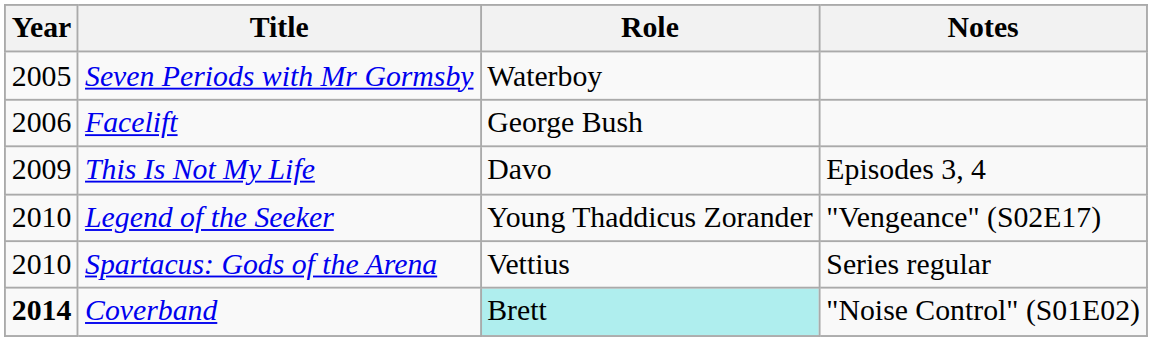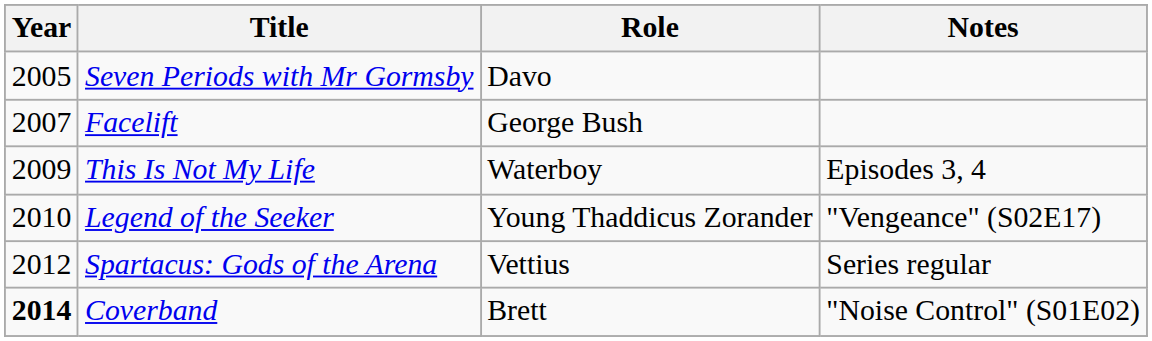(545, 75) Waterboy -> (519, 75) Davo
(42, 122) 2006 -> (42, 122) 2007
(519, 169) Davo -> (545, 169) Waterboy
(42, 264) 2010 -> (42, 264) 2012
(517, 311) paleturquoise background -> (517, 311) no background
